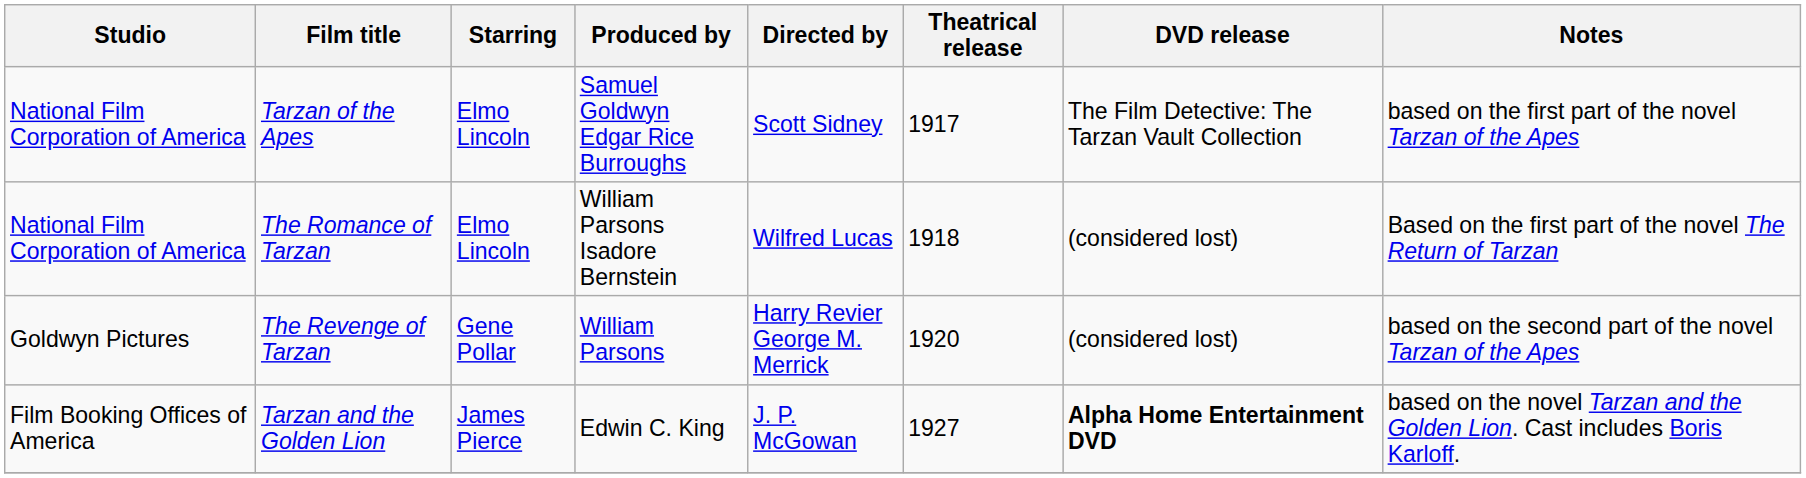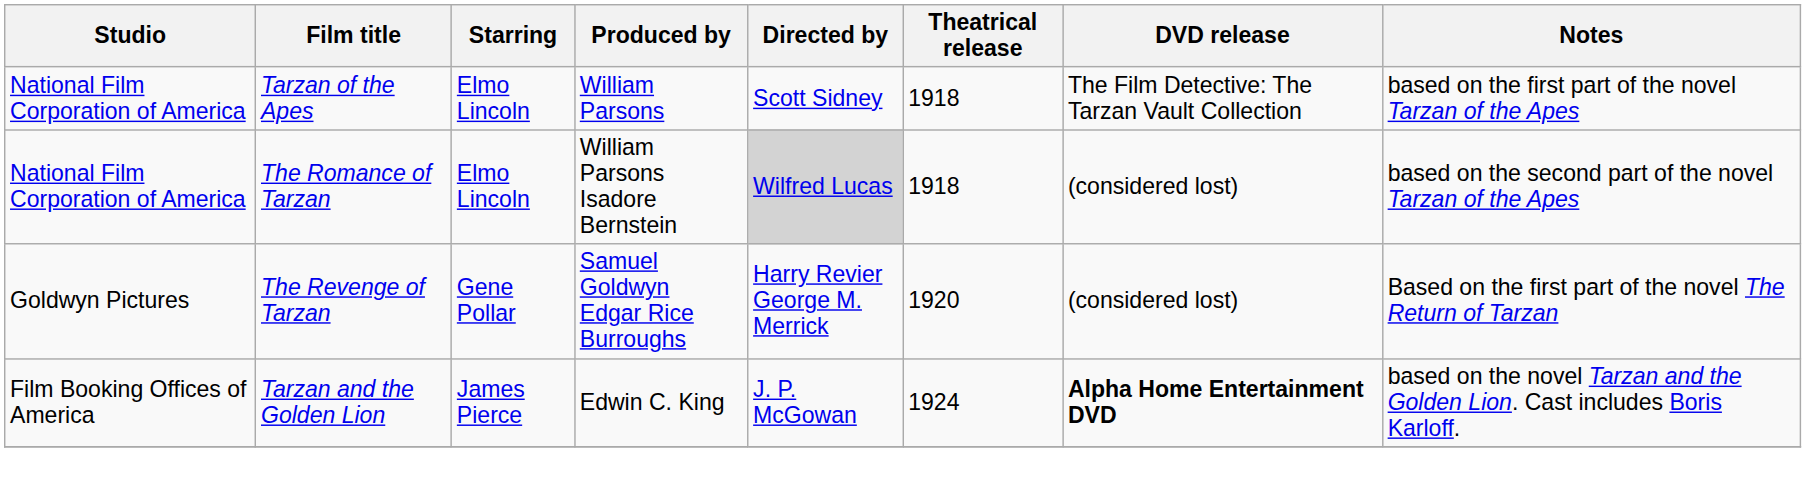(637, 124) Samuel Goldwyn Edgar Rice Burroughs -> (622, 98) William Parsons
(934, 124) 1917 -> (934, 98) 1918
(823, 238) no background -> (823, 186) lightgrey background
(1586, 238) Based on the first part of the novel The Return of Tarzan -> (1580, 186) based on the second part of the novel Tarzan of the Apes
(622, 339) William Parsons -> (637, 300) Samuel Goldwyn Edgar Rice Burroughs
(1580, 339) based on the second part of the novel Tarzan of the Apes -> (1586, 300) Based on the first part of the novel The Return of Tarzan
(934, 428) 1927 -> (934, 402) 1924
